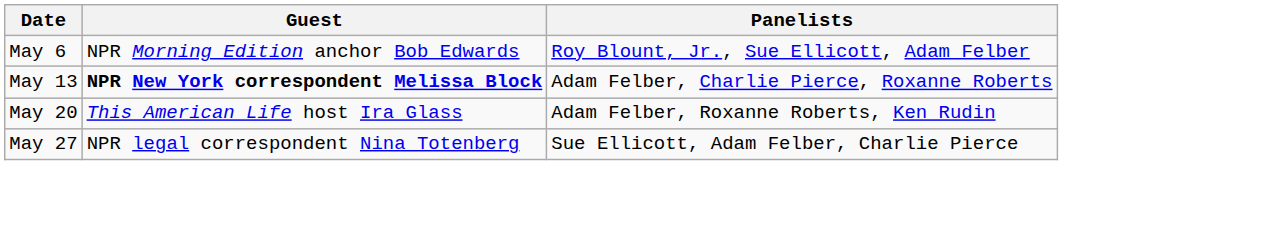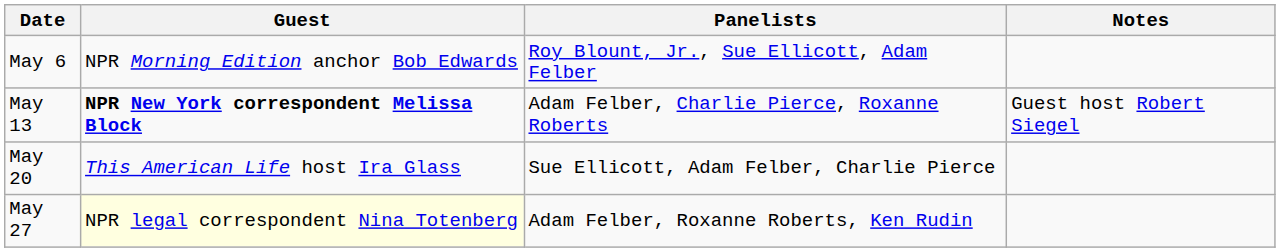+ column: (1141, 20)
(773, 113) Adam Felber, Roxanne Roberts, Ken Rudin -> (762, 168) Sue Ellicott, Adam Felber, Charlie Pierce
(303, 144) no background -> (301, 221) lightyellow background
(785, 144) Sue Ellicott, Adam Felber, Charlie Pierce -> (751, 221) Adam Felber, Roxanne Roberts, Ken Rudin
